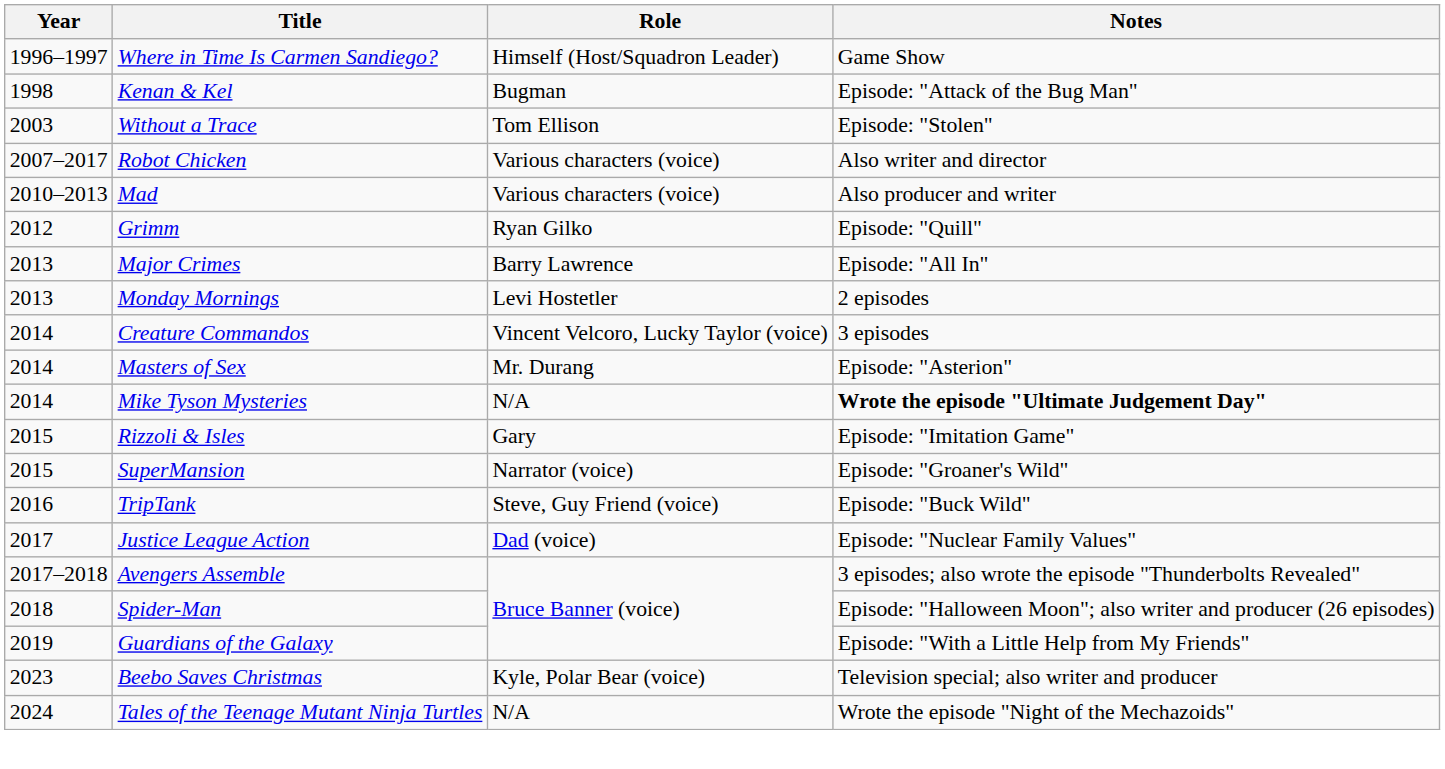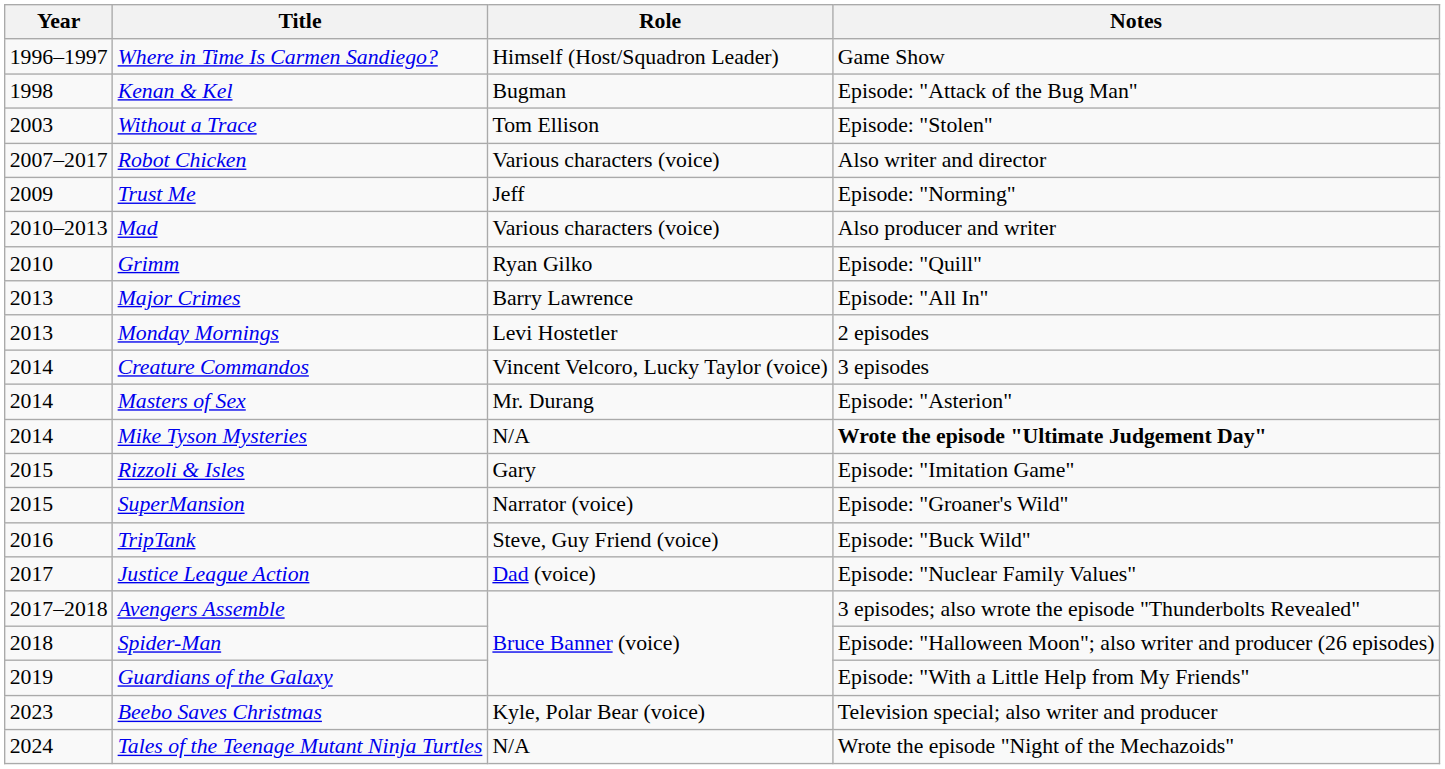+ row: (157, 194)
(31, 228) 2012 -> (31, 263) 2010
